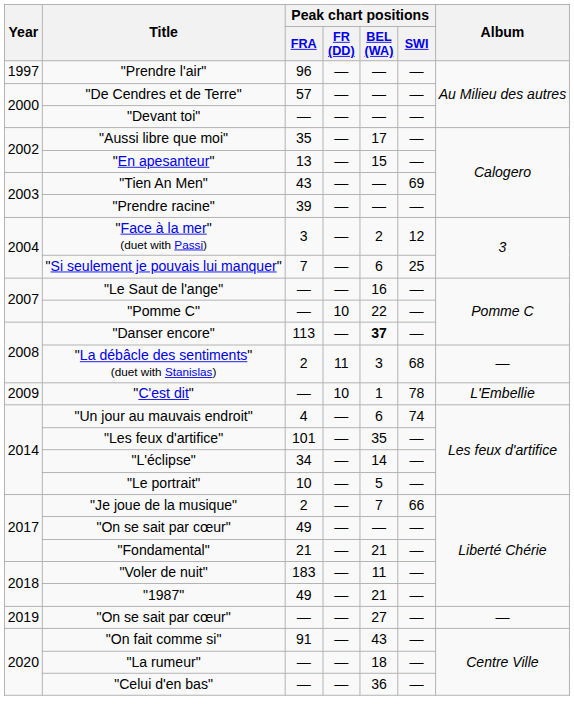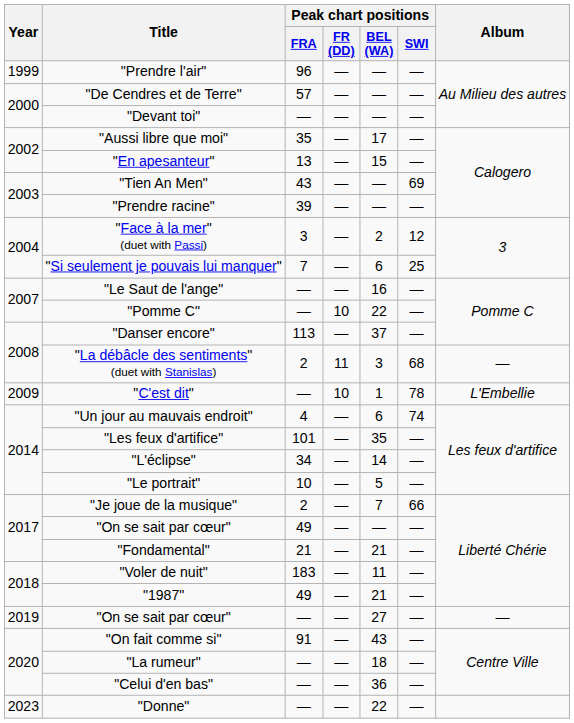(23, 72) 1997 -> (23, 72) 1999
(379, 333) bold -> (379, 333) normal
+ row: (164, 706)
